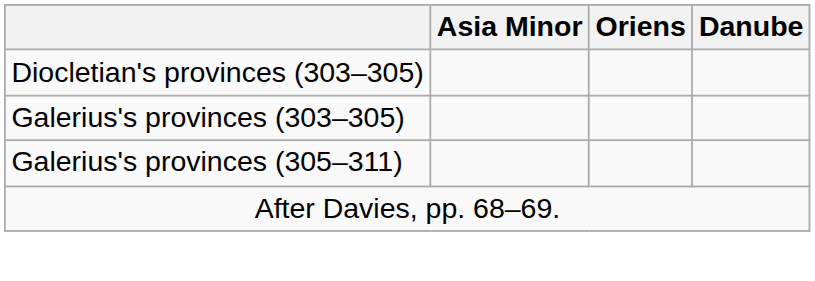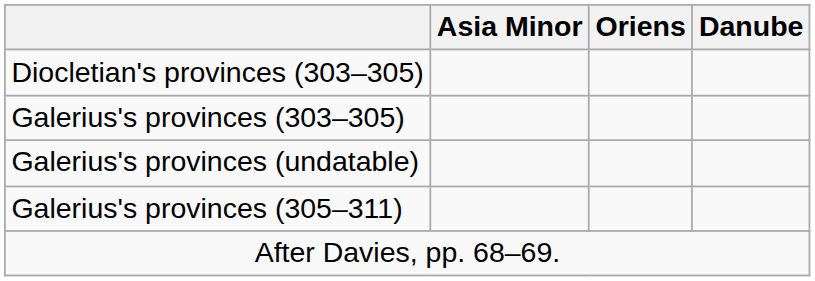+ row: (215, 162)
